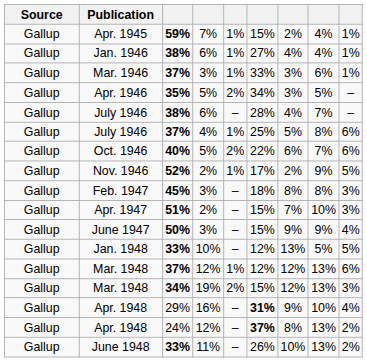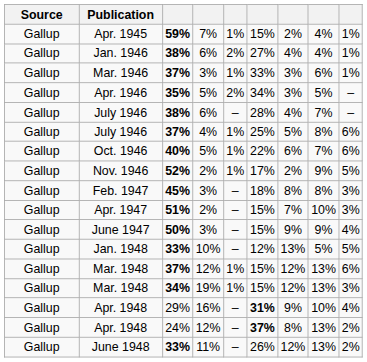(235, 54) 1% -> (235, 54) 2%
(235, 152) 2% -> (235, 152) 1%
(262, 269) 12% -> (262, 269) 15%
(235, 289) 2% -> (235, 289) 1%
(293, 347) 10% -> (293, 347) 12%
